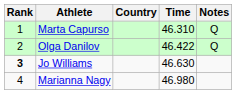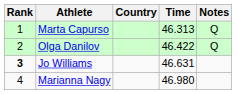(178, 30) 46.310 -> (178, 30) 46.313
(178, 64) 46.630 -> (178, 64) 46.631
